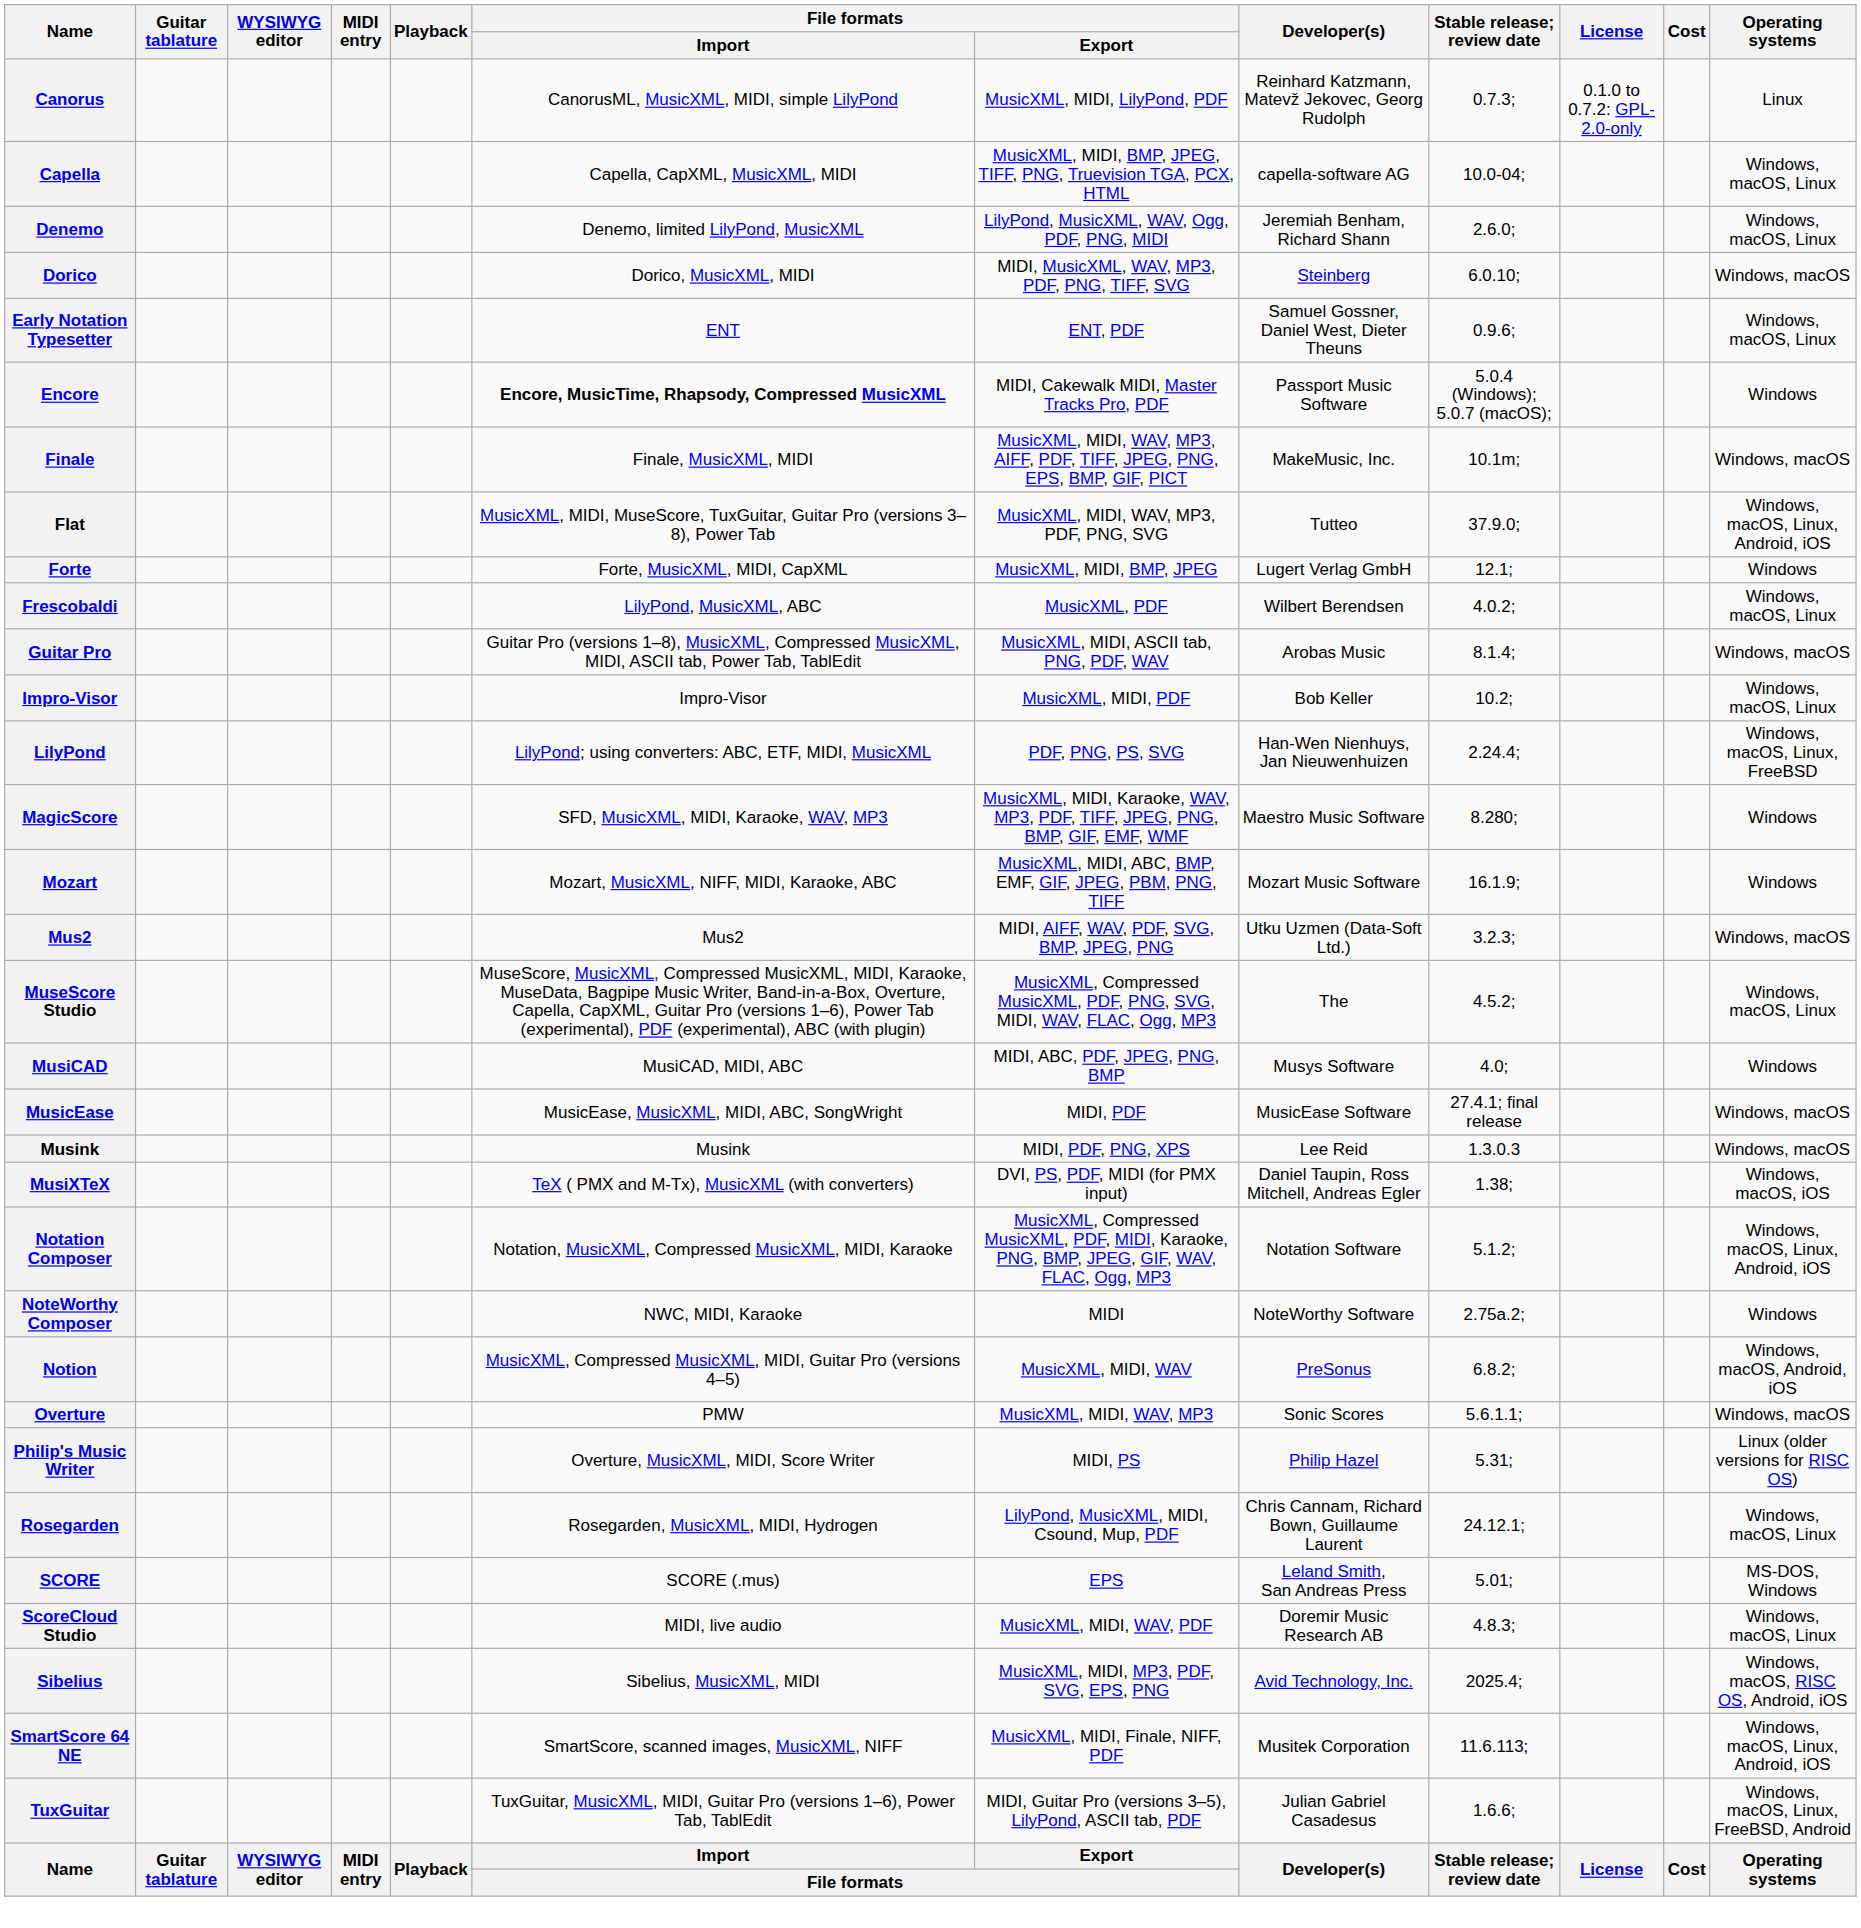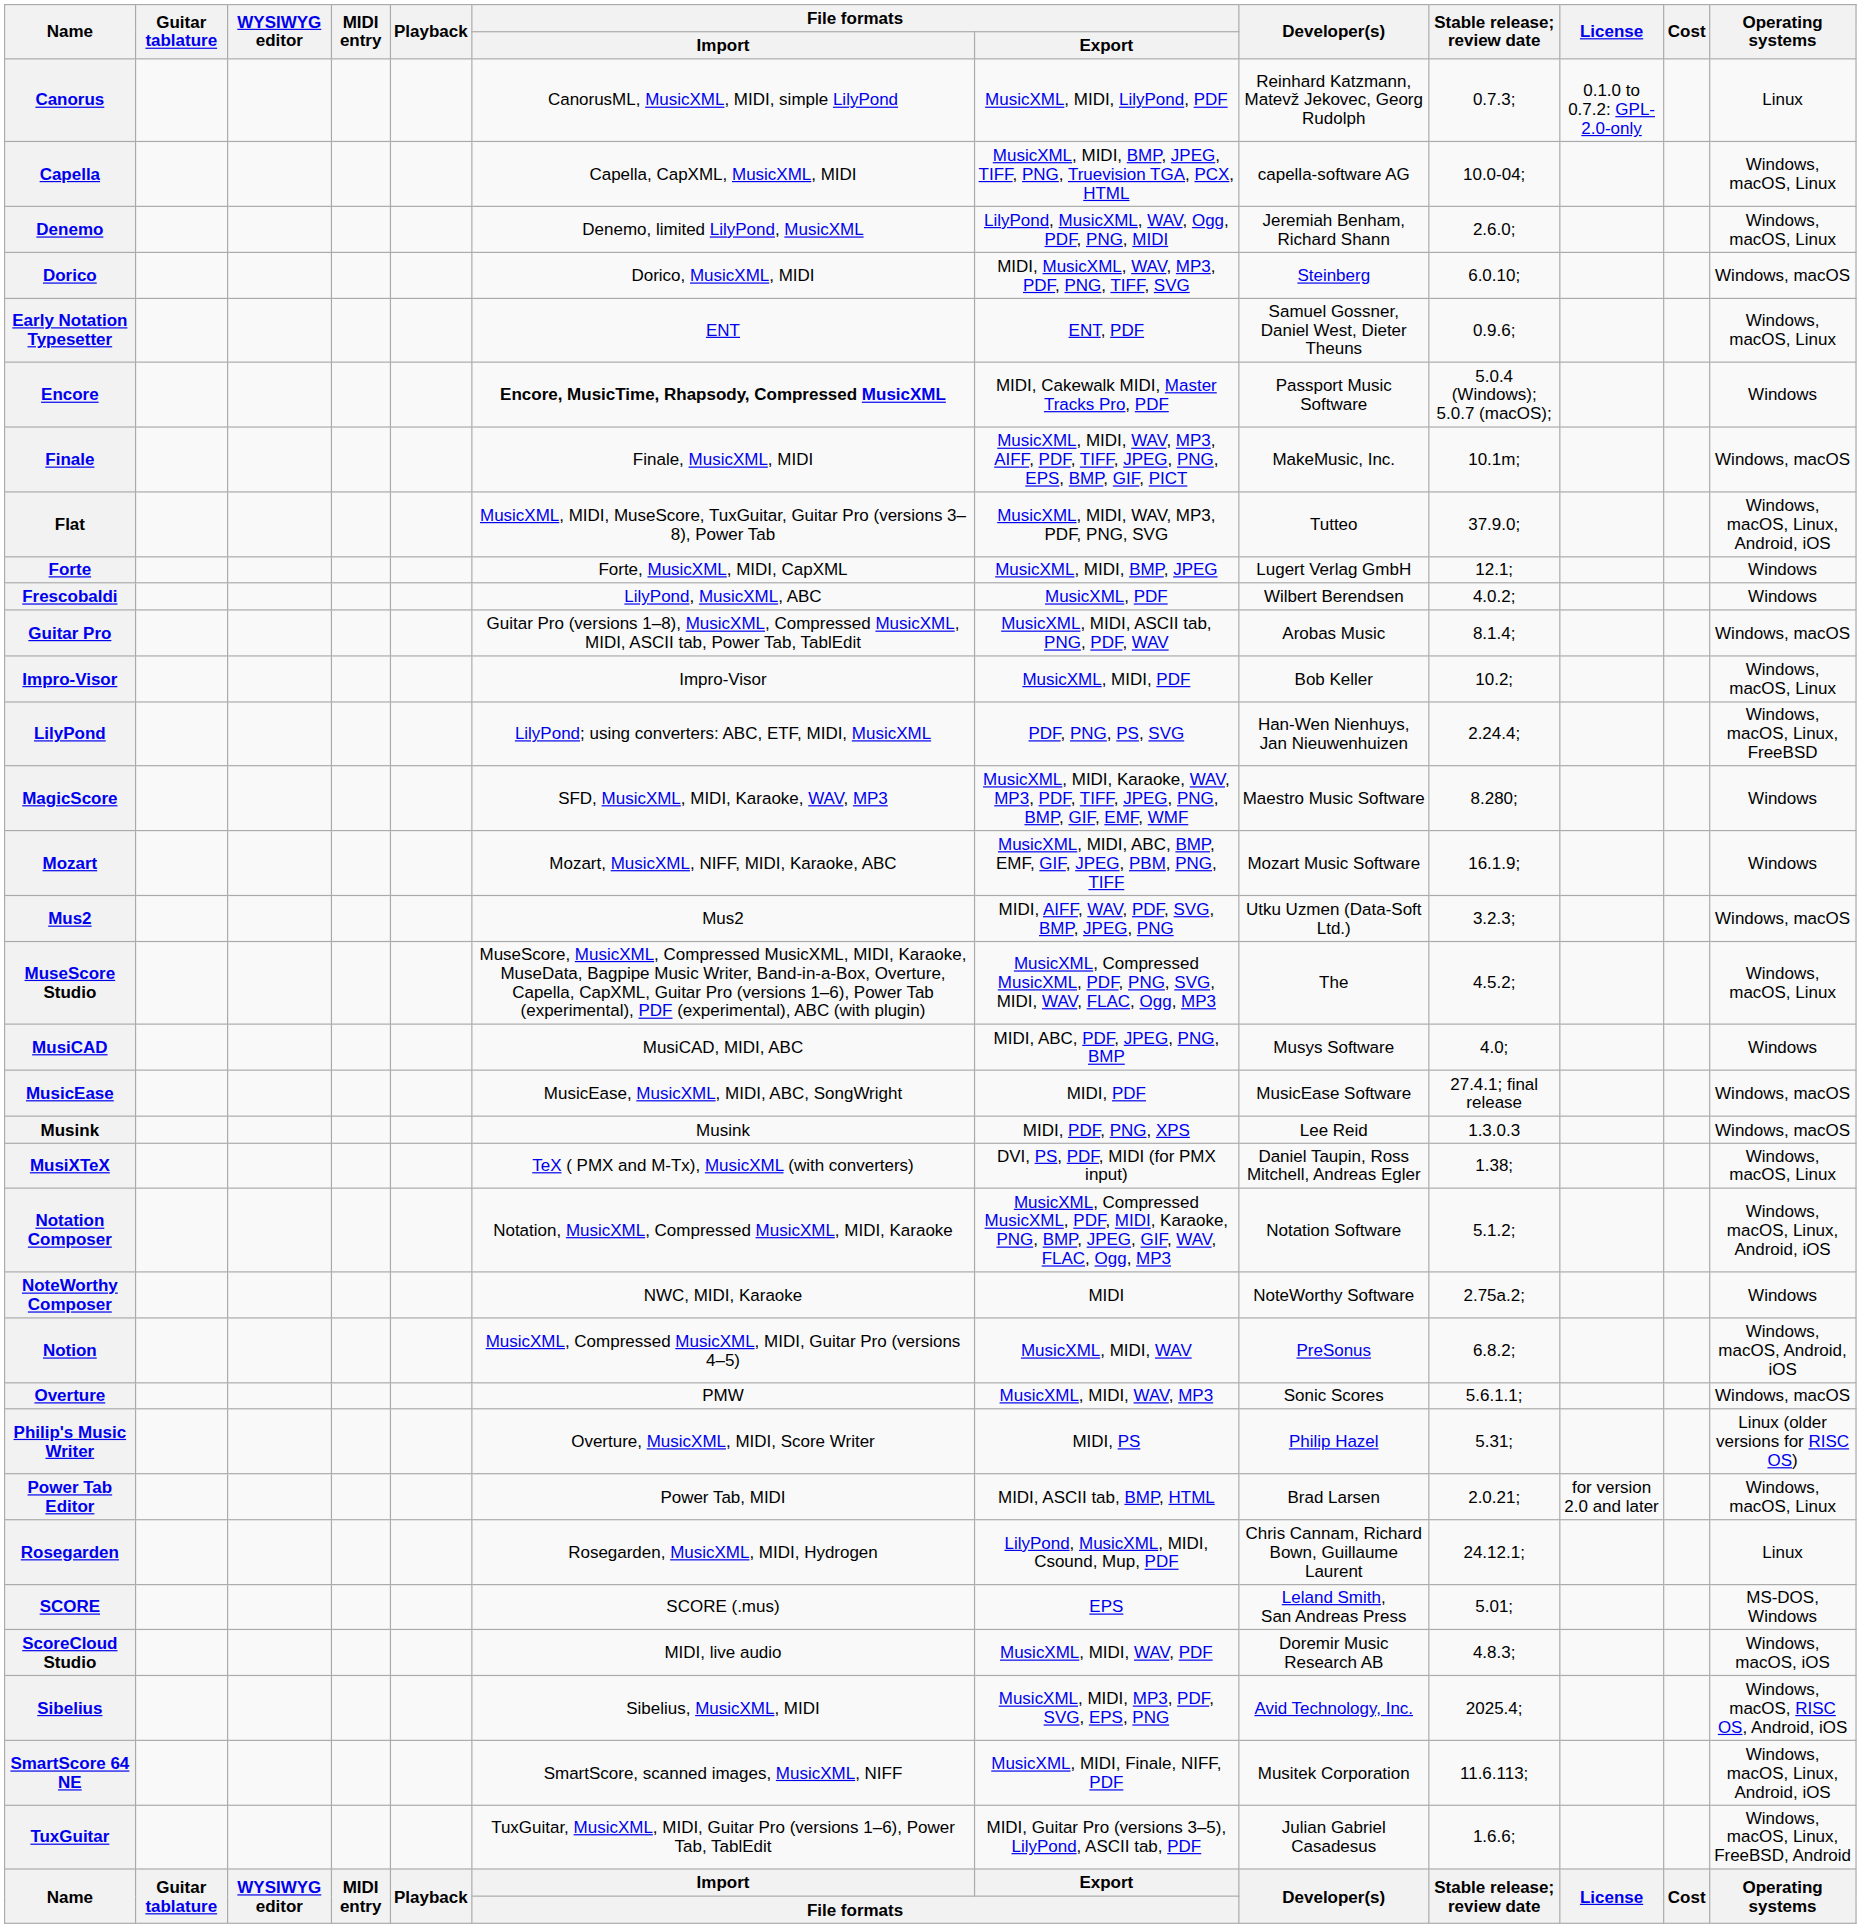(1783, 606) Windows, macOS, Linux -> (1783, 597) Windows
(1783, 1185) Windows, macOS, iOS -> (1783, 1166) Windows, macOS, Linux
+ row: (70, 1497)
(1783, 1525) Windows, macOS, Linux -> (1783, 1552) Linux
(1783, 1626) Windows, macOS, Linux -> (1783, 1653) Windows, macOS, iOS
